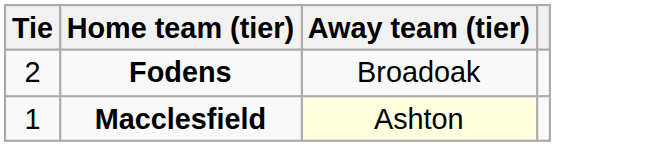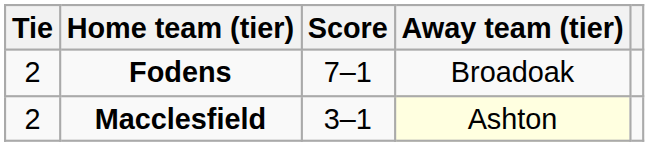+ column: (348, 27)
(32, 118) 1 -> (32, 118) 2
